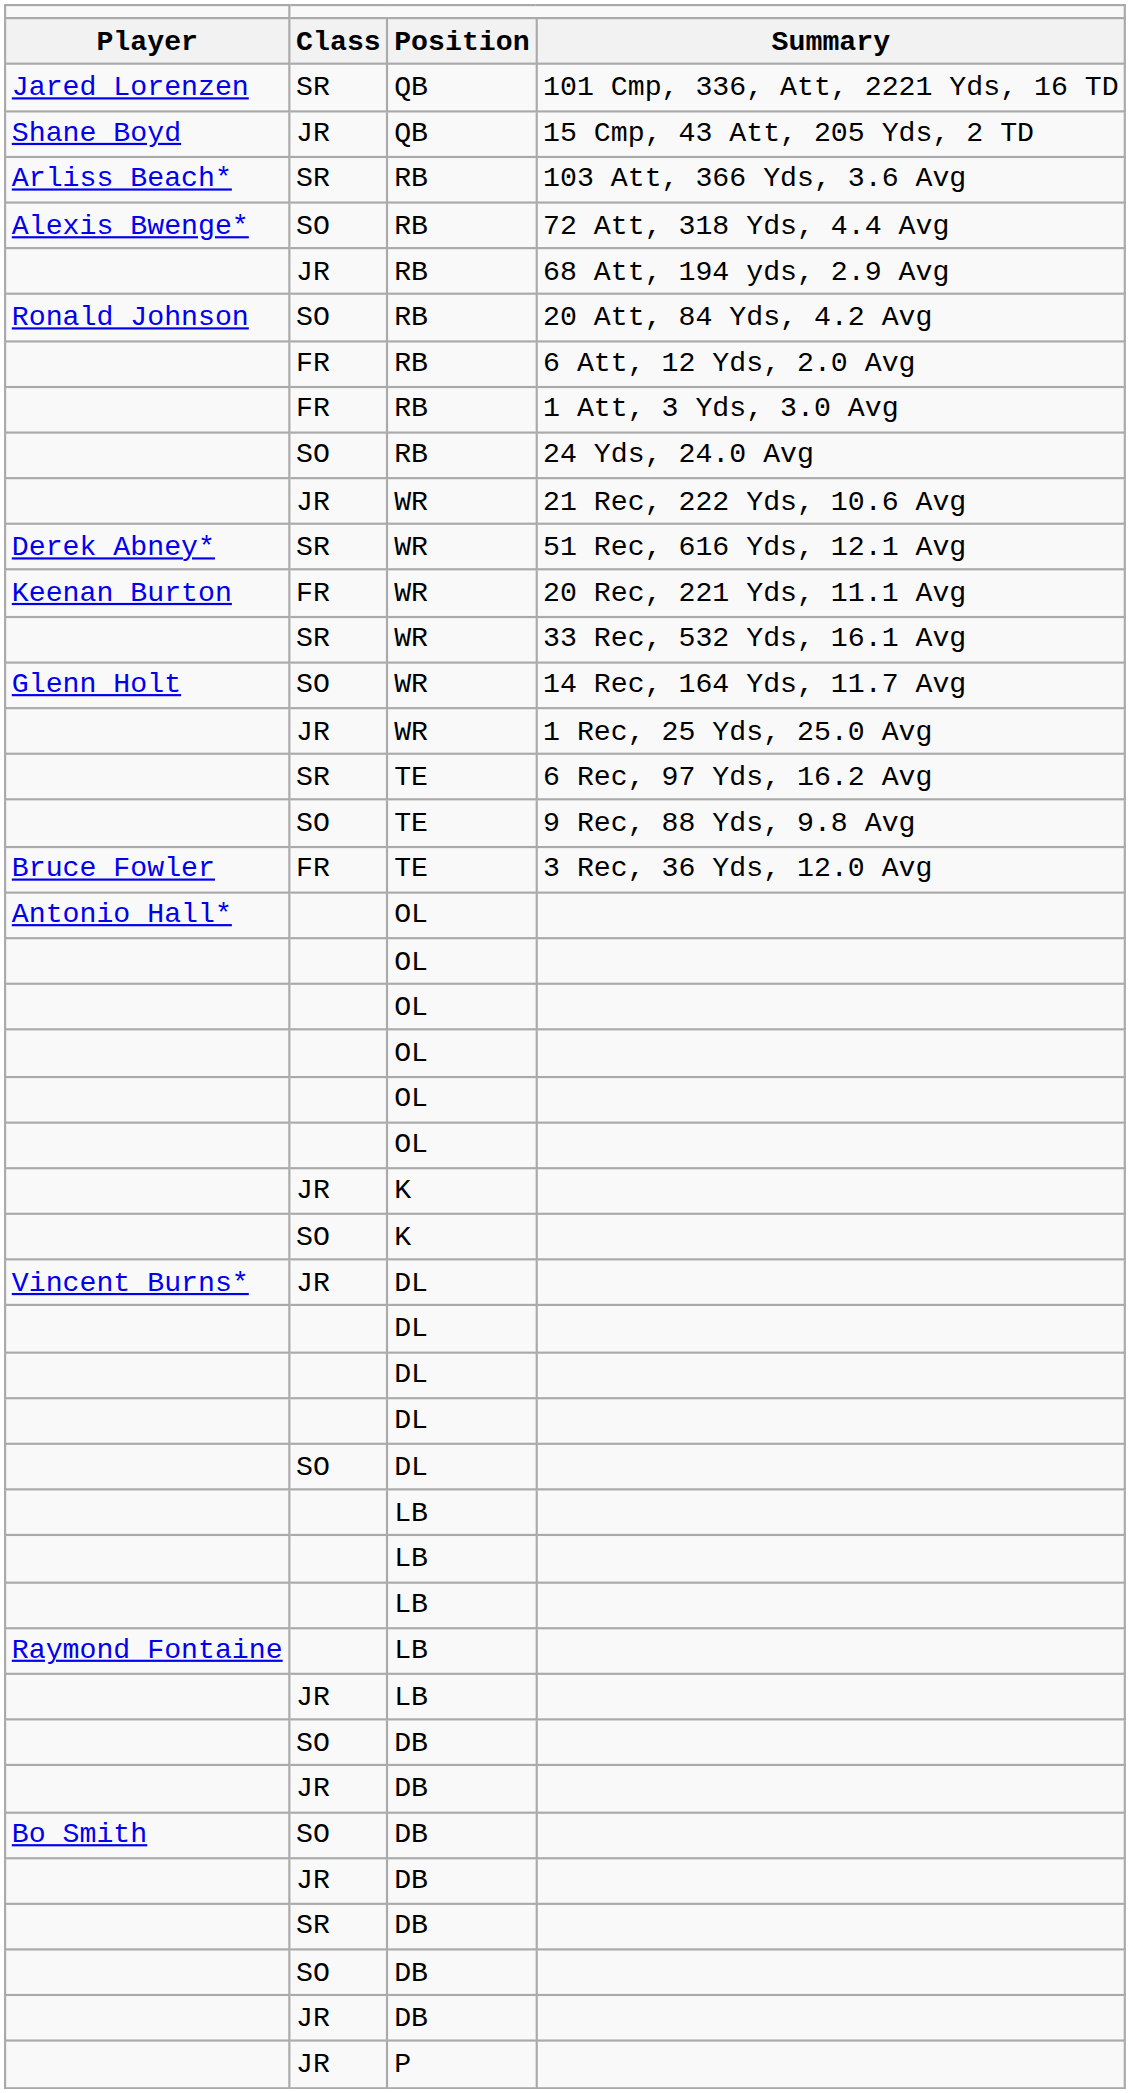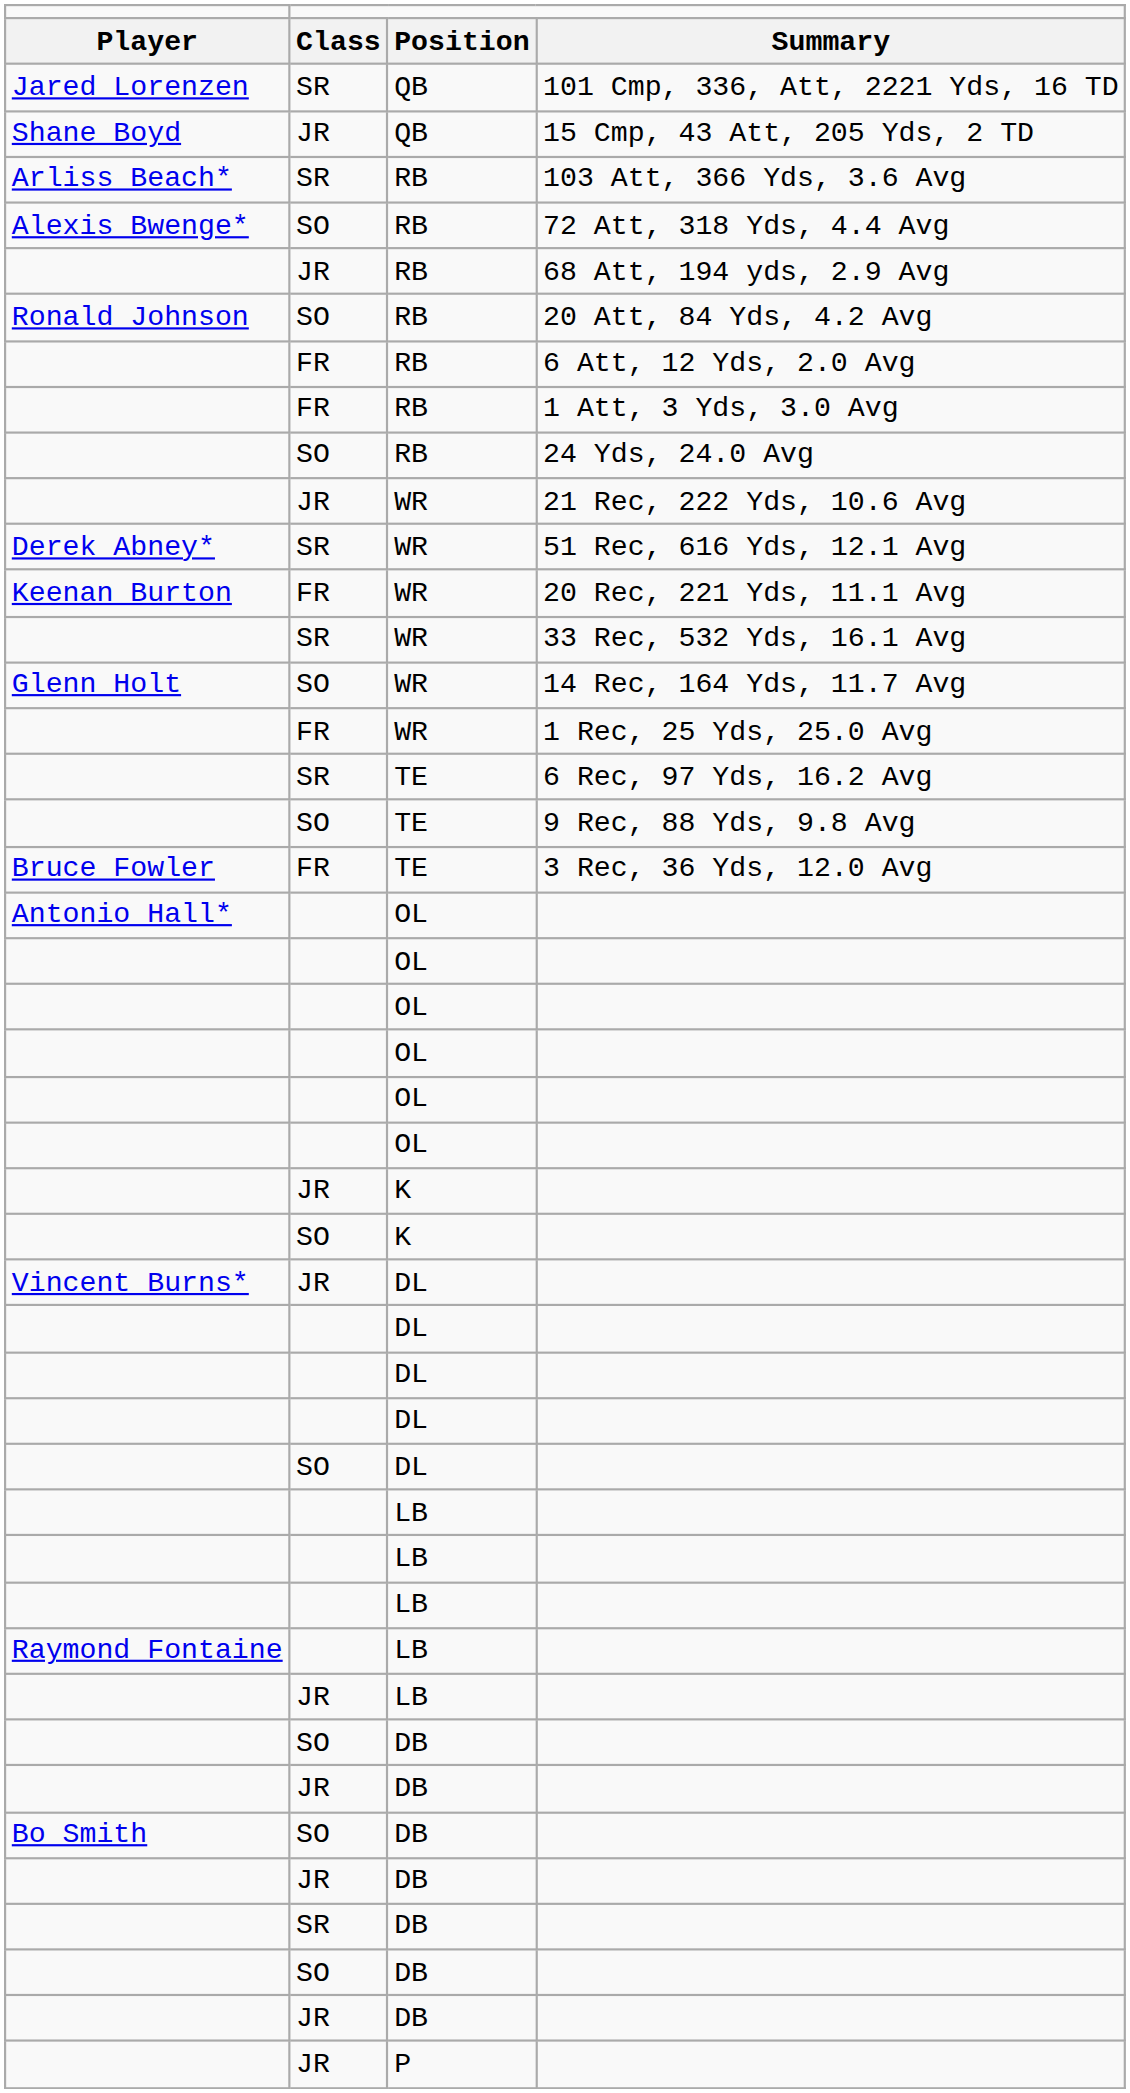(313, 731) JR -> (313, 731) FR
